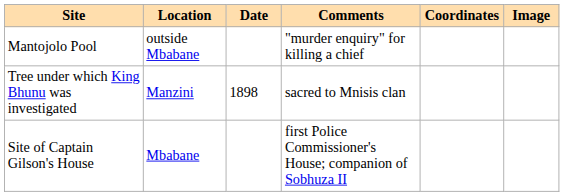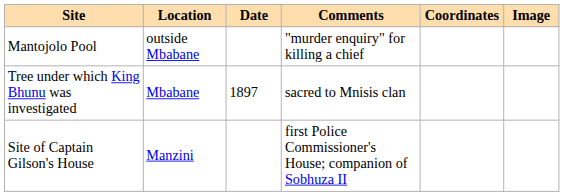(170, 92) Manzini -> (173, 92) Mbabane
(244, 92) 1898 -> (244, 92) 1897
(173, 155) Mbabane -> (170, 155) Manzini
